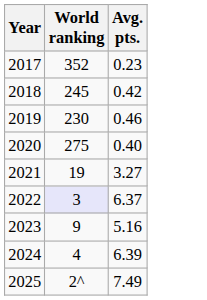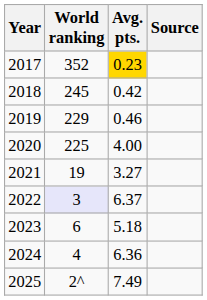+ column: (175, 27)
(128, 64) no background -> (128, 64) gold background
(77, 118) 230 -> (77, 118) 229
(77, 145) 275 -> (77, 145) 225
(128, 145) 0.40 -> (128, 145) 4.00
(77, 227) 9 -> (77, 227) 6
(128, 227) 5.16 -> (128, 227) 5.18
(128, 254) 6.39 -> (128, 254) 6.36
